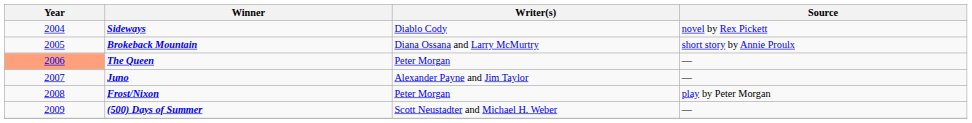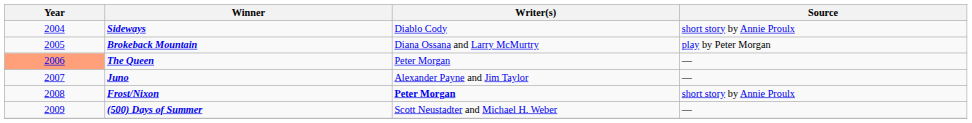(725, 28) novel by Rex Pickett -> (738, 28) short story by Annie Proulx
(738, 45) short story by Annie Proulx -> (726, 45) play by Peter Morgan
(422, 93) normal -> (425, 93) bold
(726, 93) play by Peter Morgan -> (738, 93) short story by Annie Proulx
